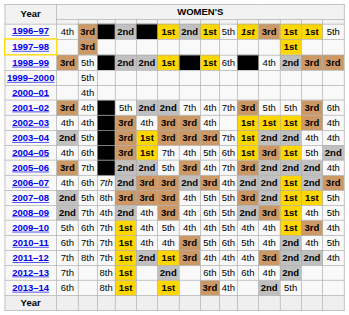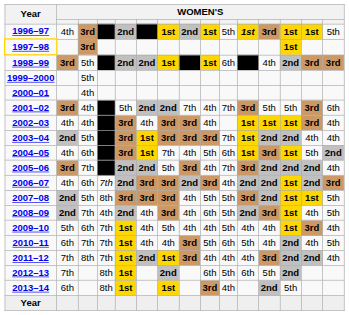(269, 273) 4th -> (269, 273) 5th
